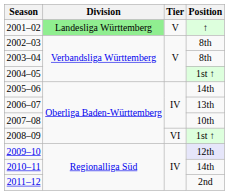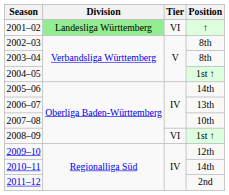(175, 27) V -> (175, 27) VI
(205, 151) lavender background -> (205, 151) no background
